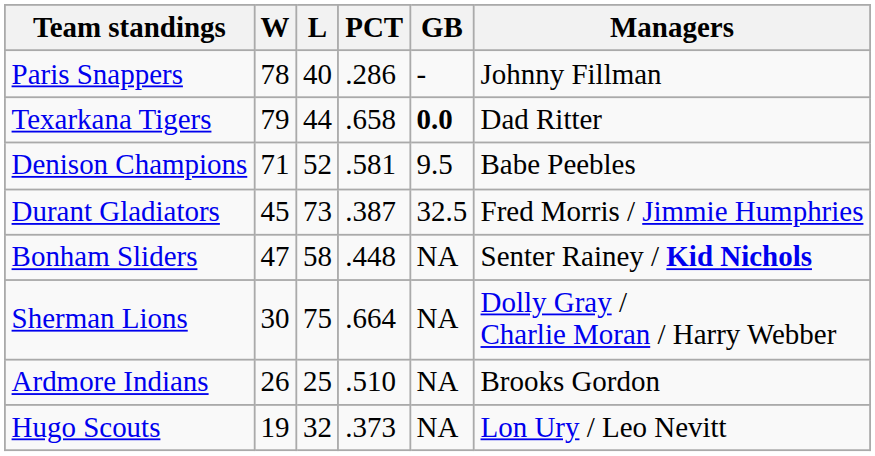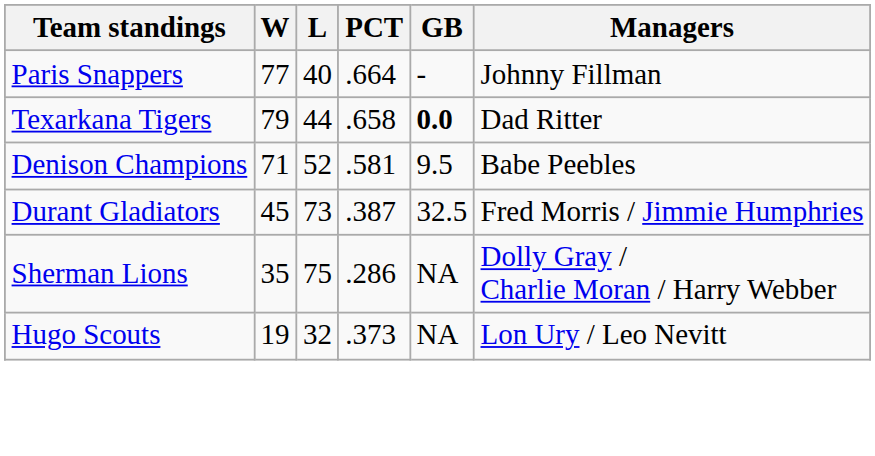(275, 73) 78 -> (275, 73) 77
(371, 73) .286 -> (371, 73) .664
- row: (104, 257)
(275, 319) 30 -> (275, 273) 35
(371, 319) .664 -> (371, 273) .286
- row: (110, 381)
